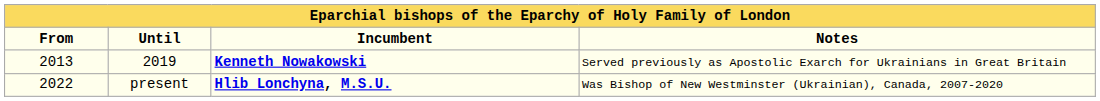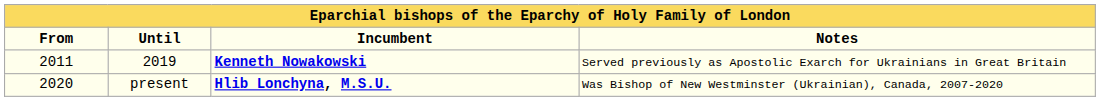(56, 62) 2013 -> (56, 62) 2011
(56, 85) 2022 -> (56, 85) 2020
